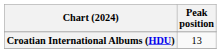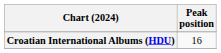(197, 40) 13 -> (197, 40) 16
